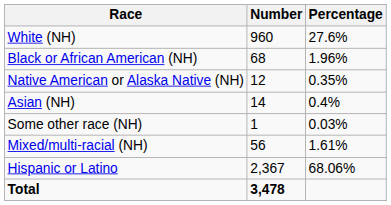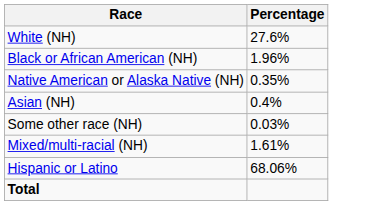- column: (276, 15)
